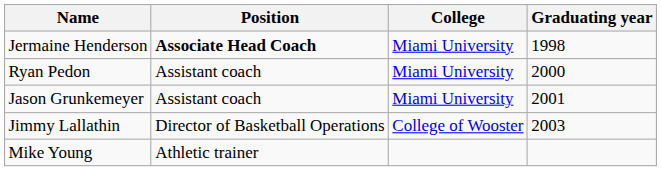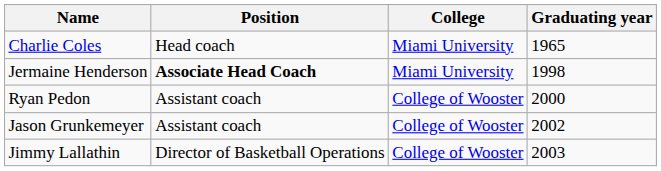+ row: (55, 44)
(453, 71) Miami University -> (458, 98) College of Wooster
(453, 98) Miami University -> (458, 125) College of Wooster
(548, 98) 2001 -> (548, 125) 2002
- row: (50, 152)
